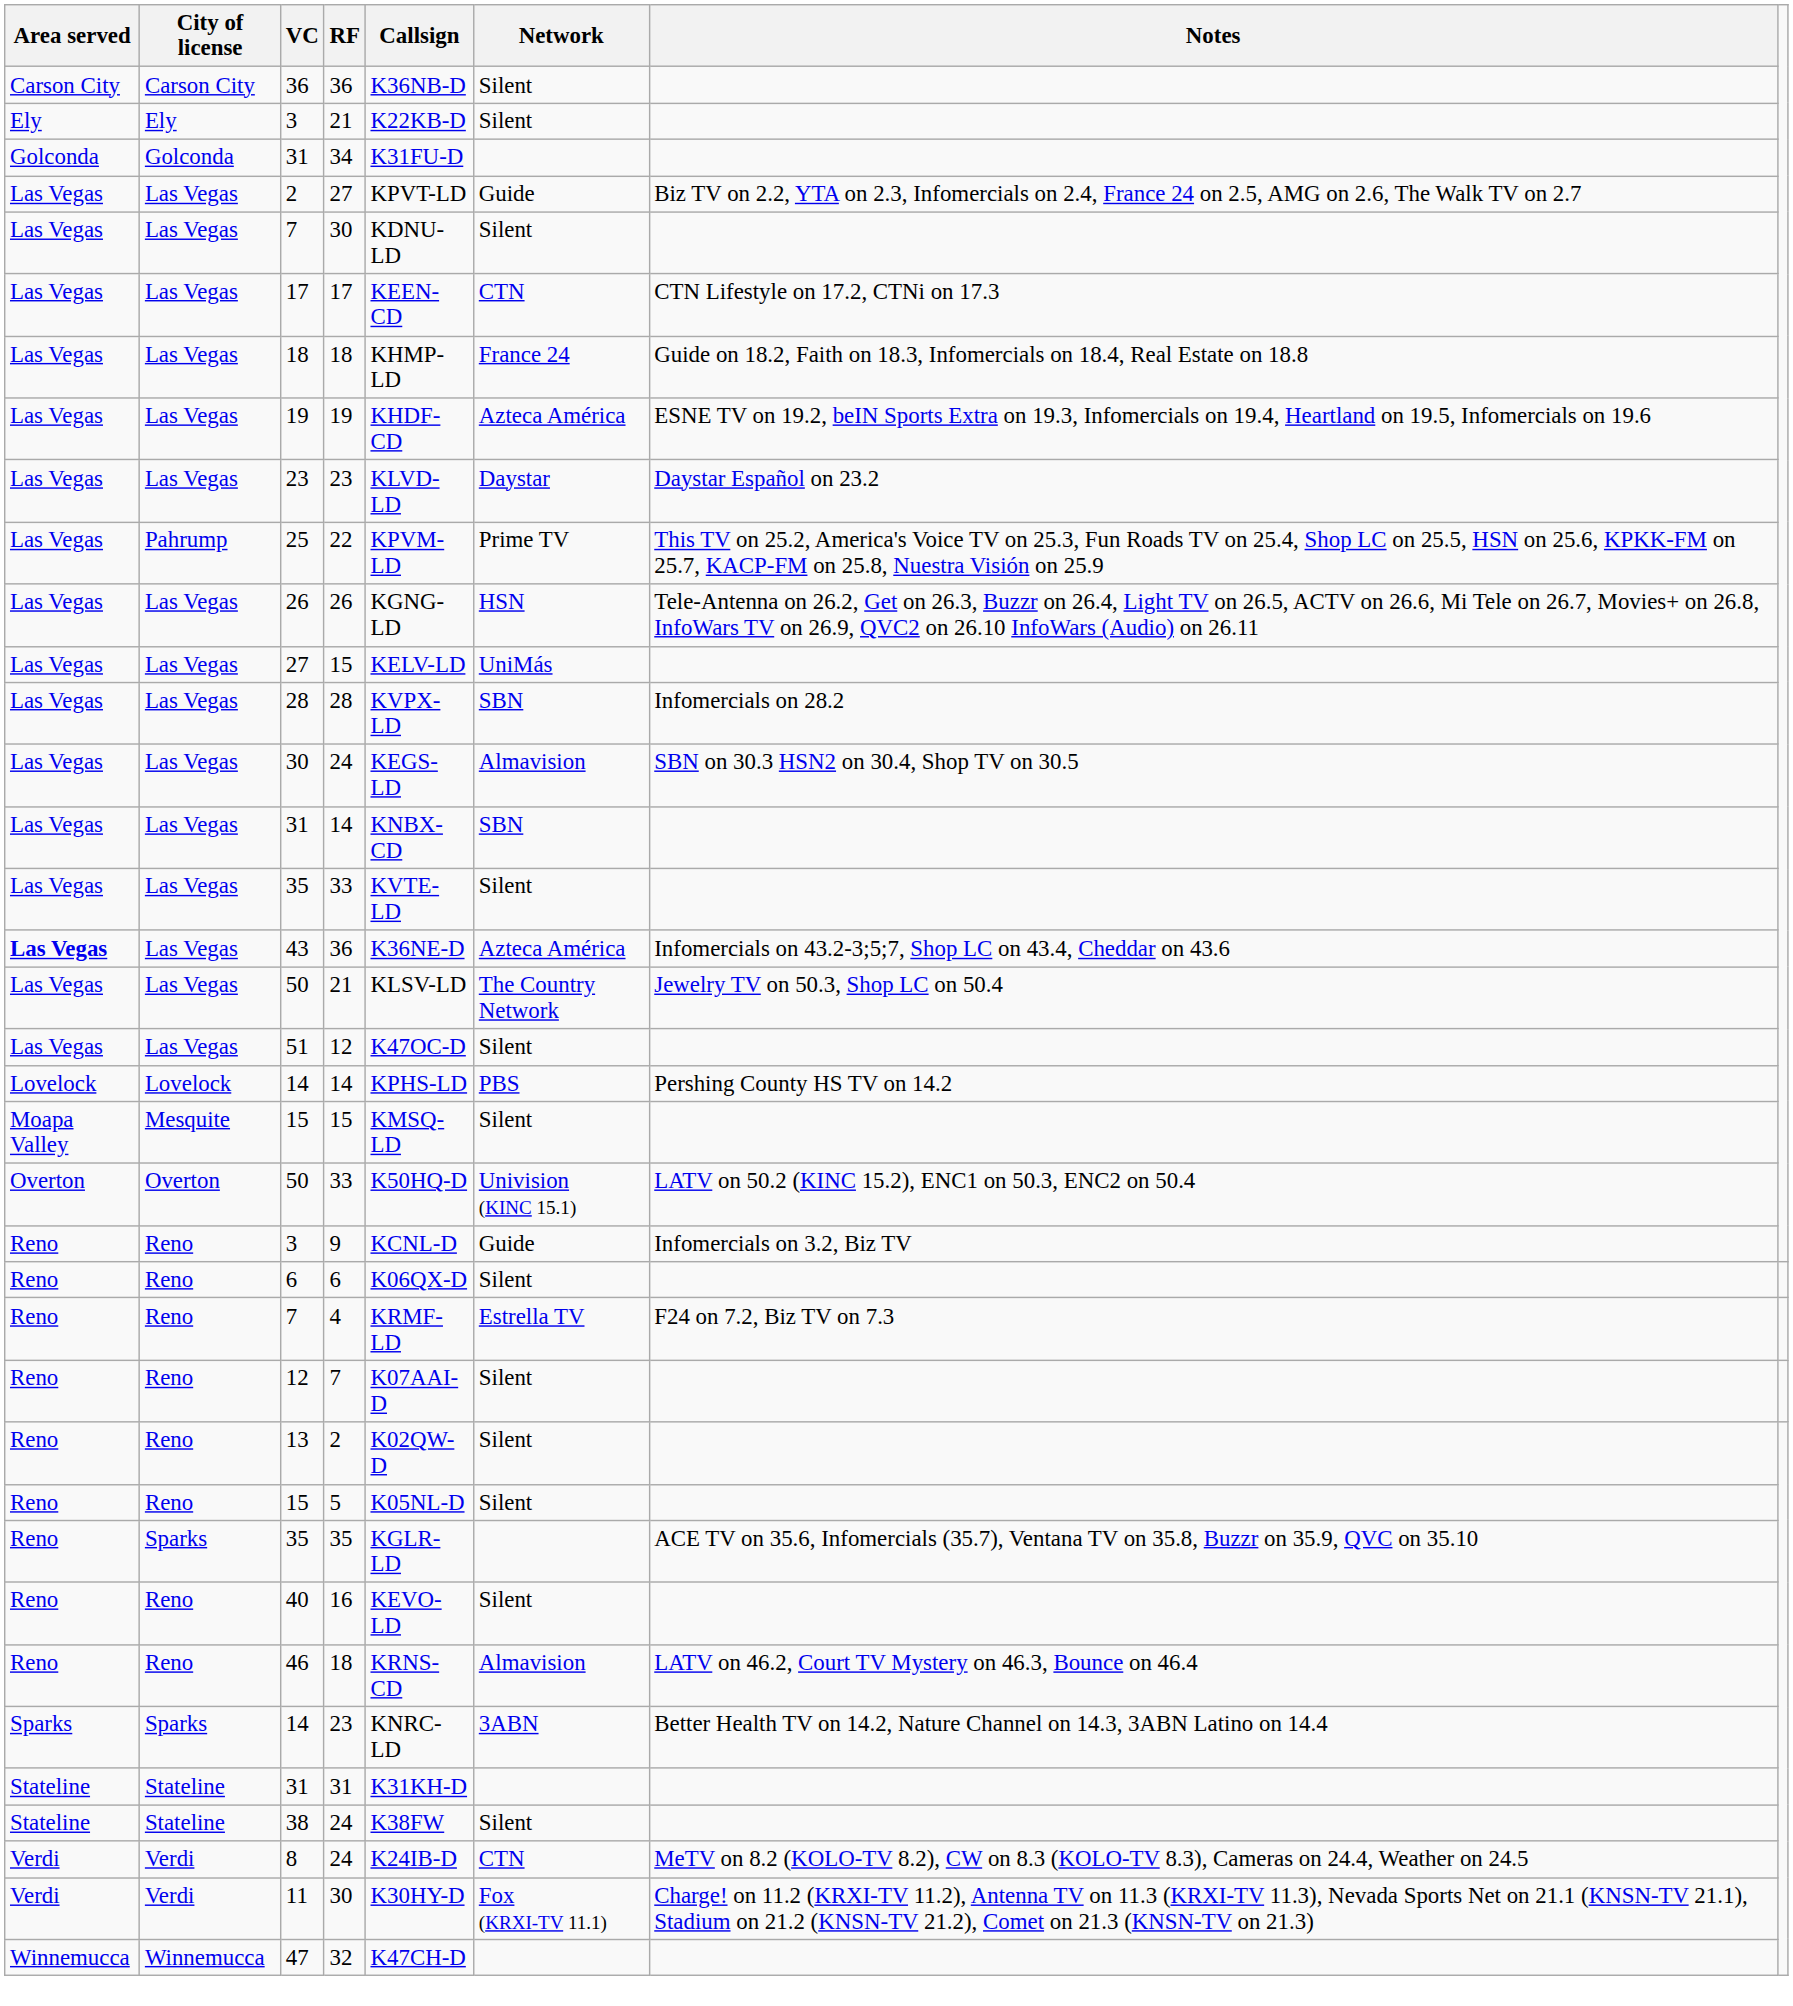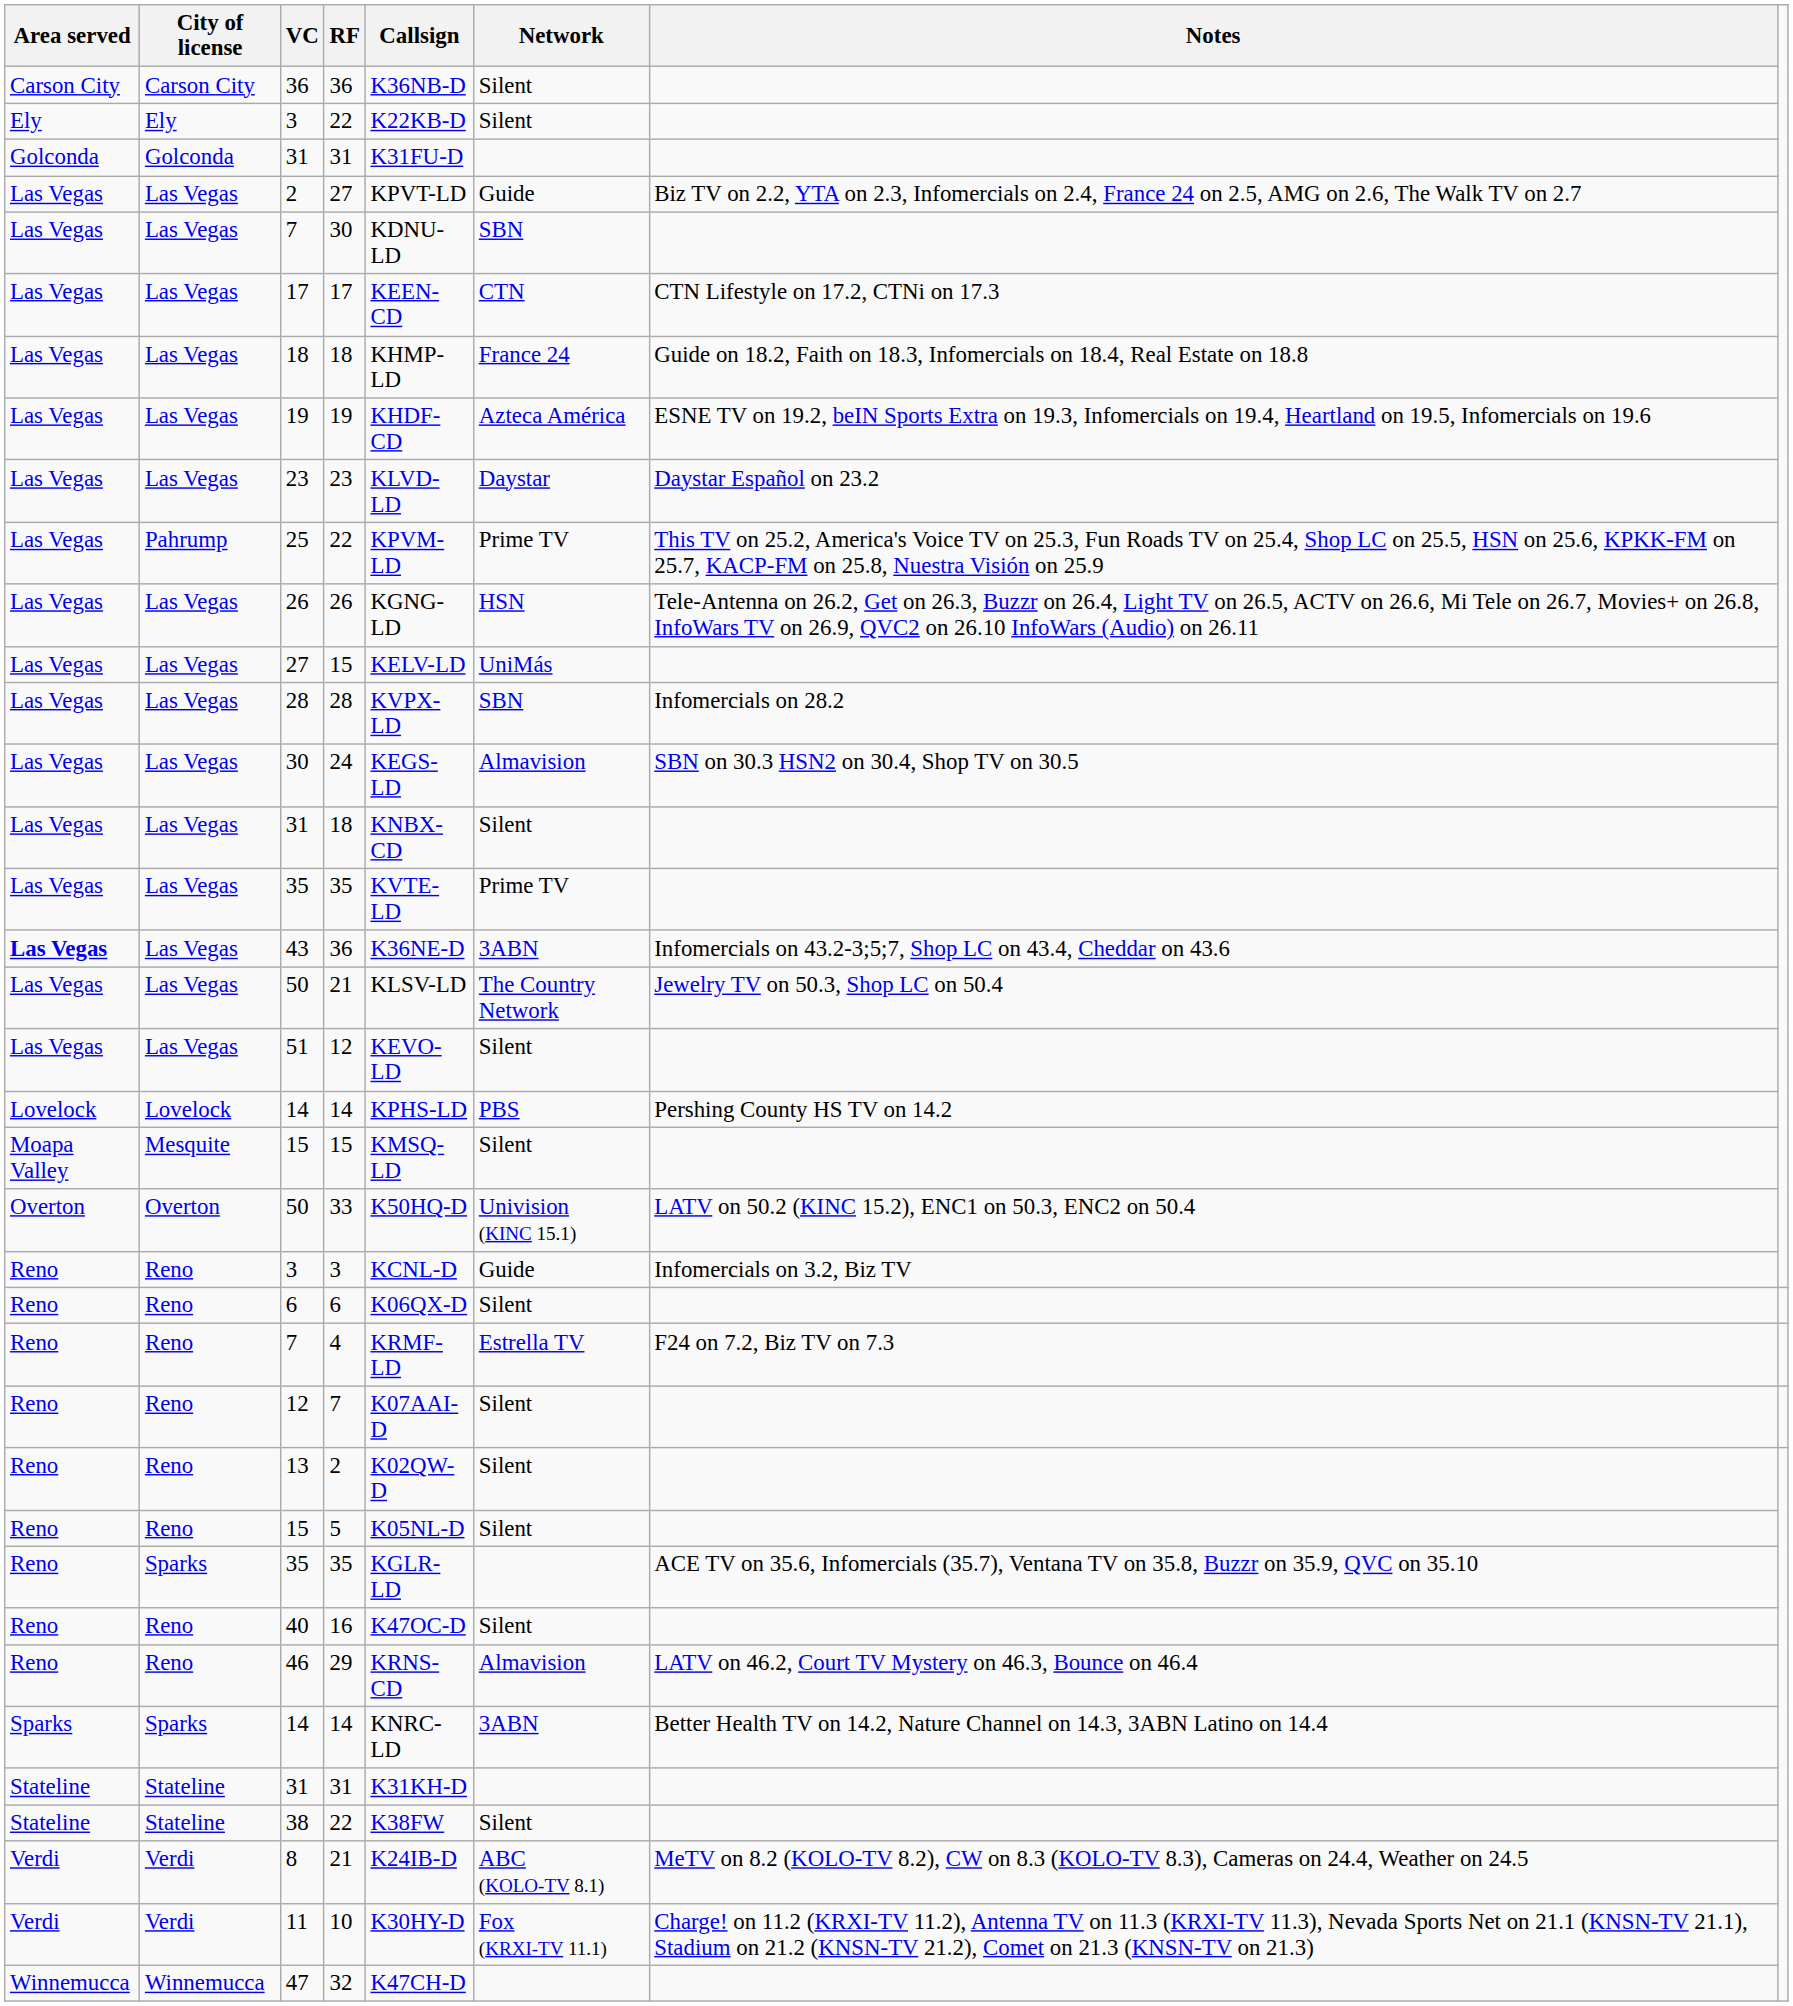(341, 120) 21 -> (341, 120) 22
(341, 157) 34 -> (341, 157) 31
(506, 229) Silent -> (501, 229) SBN
(341, 824) 14 -> (341, 824) 18
(501, 824) SBN -> (506, 824) Silent
(341, 886) 33 -> (341, 886) 35
(506, 886) Silent -> (524, 886) Prime TV
(552, 948) Azteca América -> (509, 948) 3ABN
(418, 1046) K47OC-D -> (406, 1059) KEVO-LD
(335, 1243) 9 -> (335, 1269) 3
(406, 1613) KEVO-LD -> (418, 1626) K47OC-D
(341, 1662) 18 -> (341, 1662) 29
(341, 1724) 23 -> (341, 1724) 14
(341, 1822) 24 -> (341, 1822) 22
(341, 1858) 24 -> (341, 1858) 21
(502, 1858) CTN -> (542, 1871) ABC (KOLO-TV 8.1)
(341, 1895) 30 -> (341, 1920) 10
